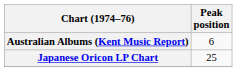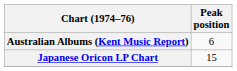(211, 58) 25 -> (211, 58) 15
